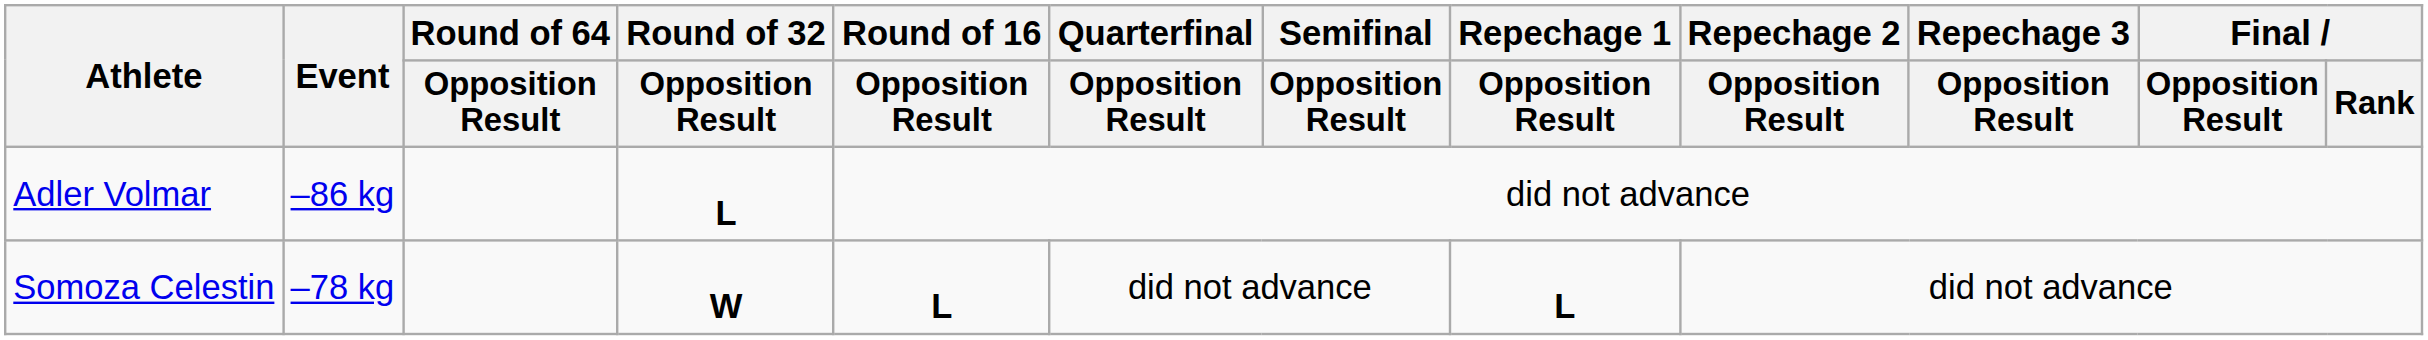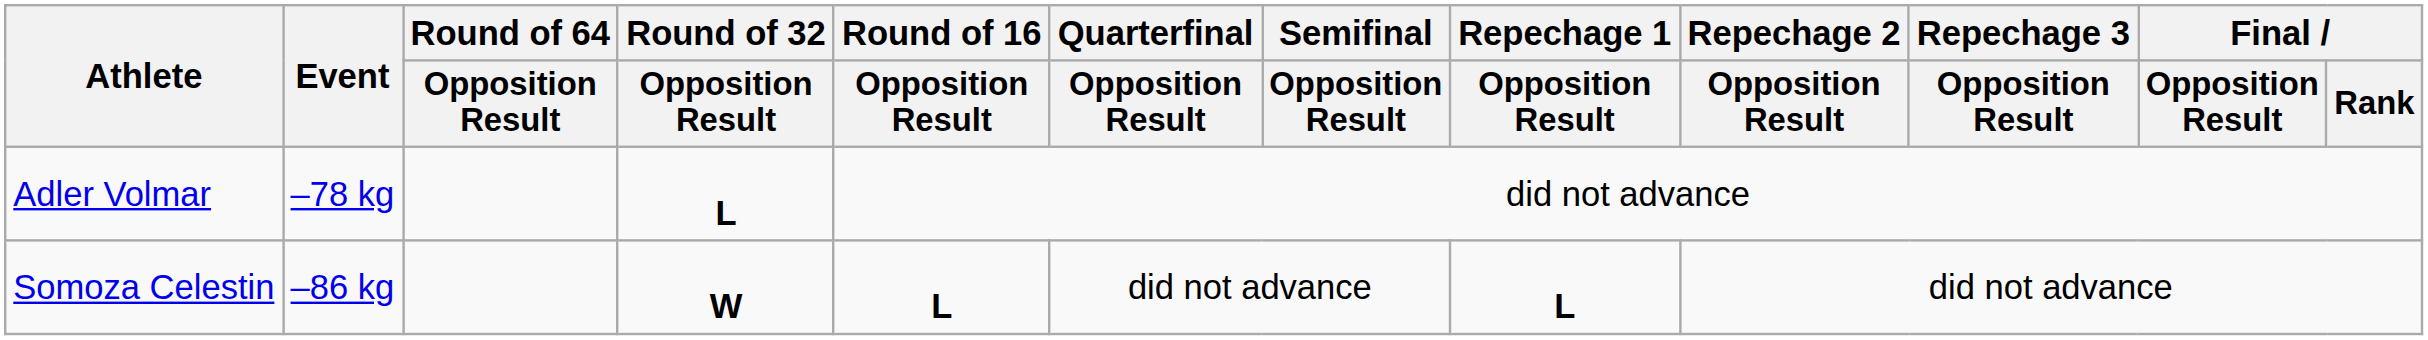(342, 194) –86 kg -> (342, 194) –78 kg
(342, 287) –78 kg -> (342, 287) –86 kg
